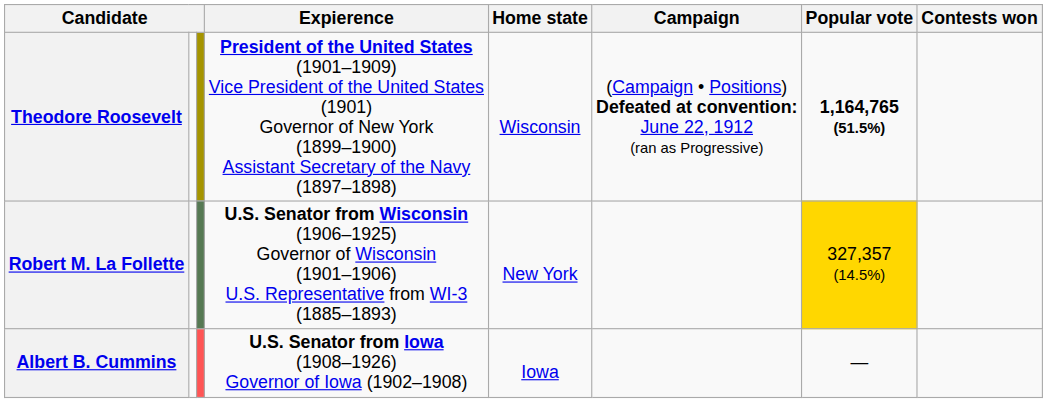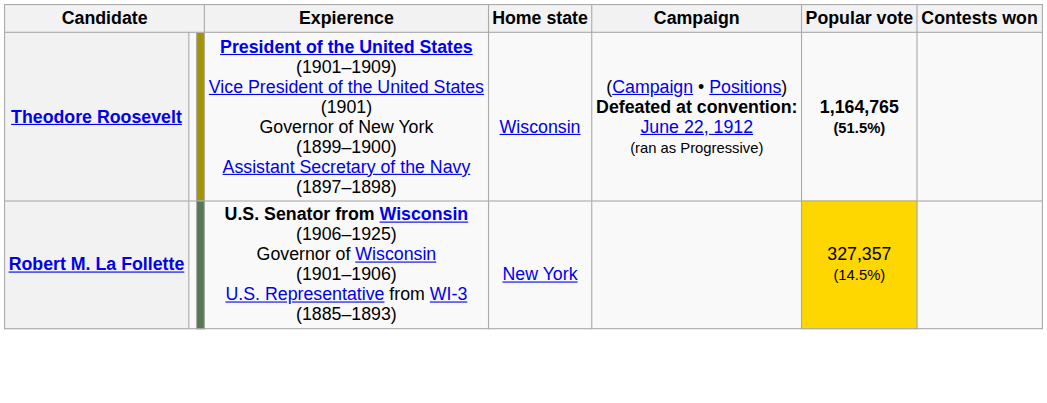- row: (96, 362)
